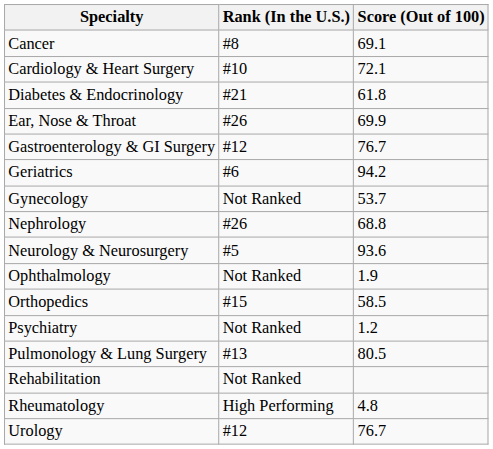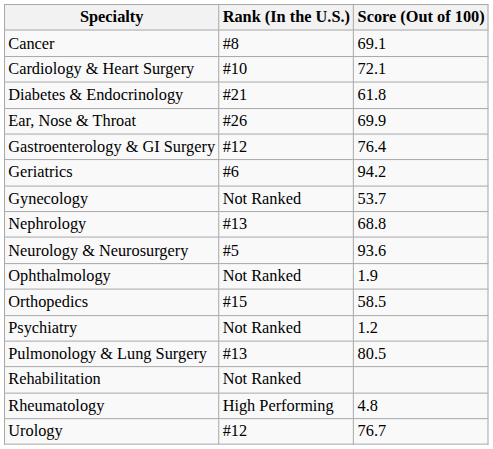(372, 146) 76.7 -> (372, 146) 76.4
(235, 224) #26 -> (235, 224) #13
